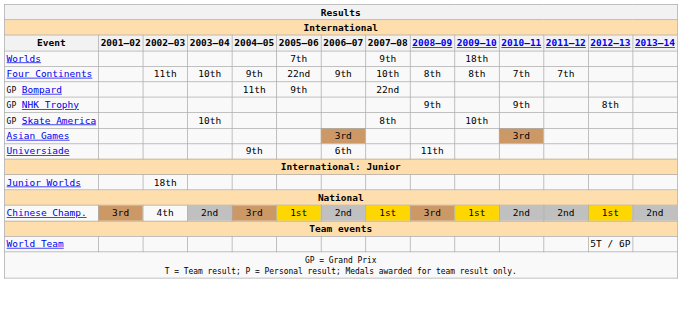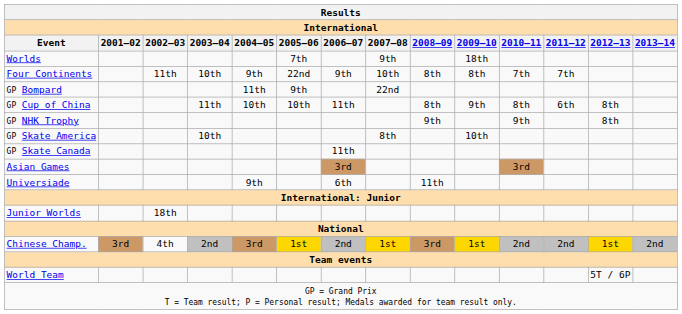+ row: (49, 105)
+ row: (49, 151)
